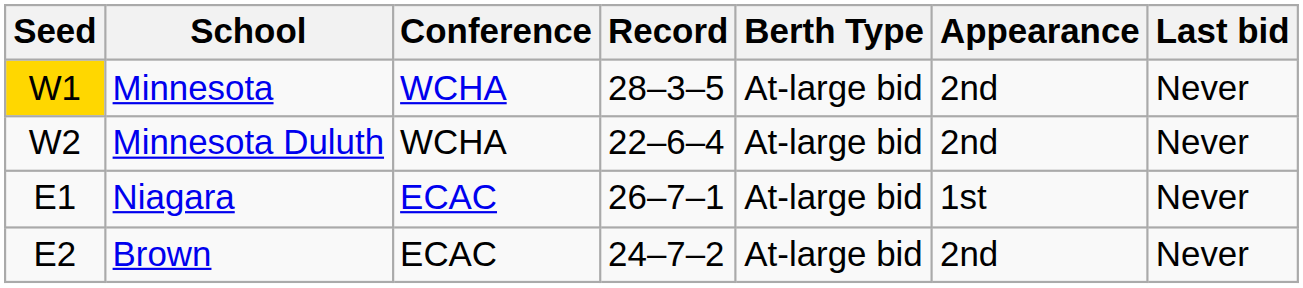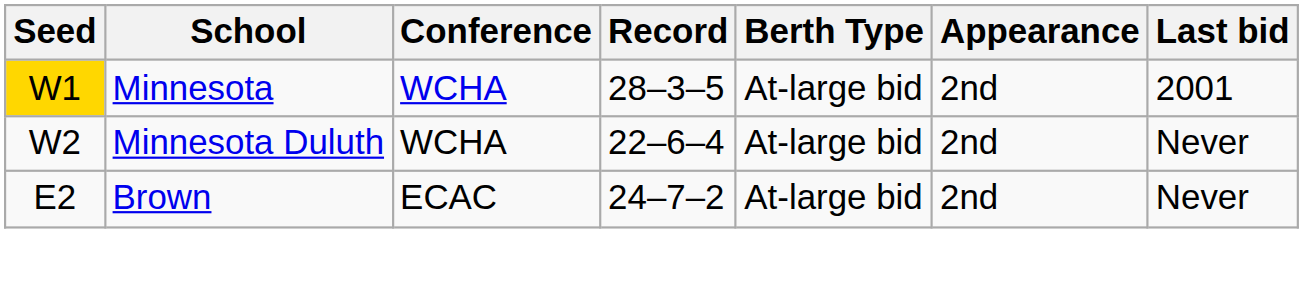(1202, 87) Never -> (1195, 87) 2001
- row: (174, 198)
